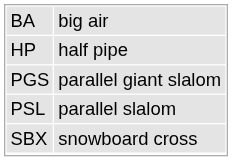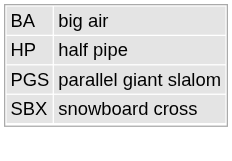- row: (28, 109)
